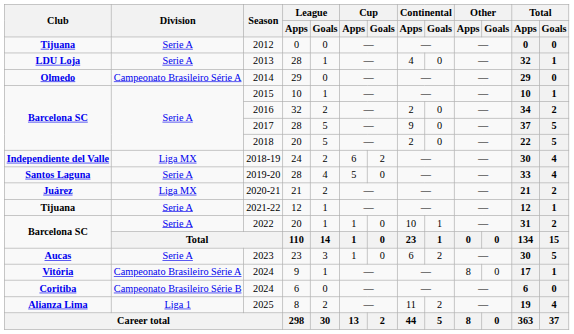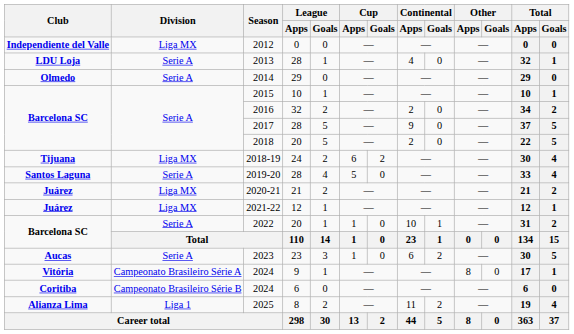(58, 45) Tijuana -> (58, 45) Independiente del Valle
(178, 45) Serie A -> (178, 45) Liga MX
(178, 77) Campeonato Brasileiro Série A -> (178, 77) Serie A
(58, 158) Independiente del Valle -> (58, 158) Tijuana
(58, 207) Tijuana -> (58, 207) Juárez
(178, 207) Serie A -> (178, 207) Liga MX
